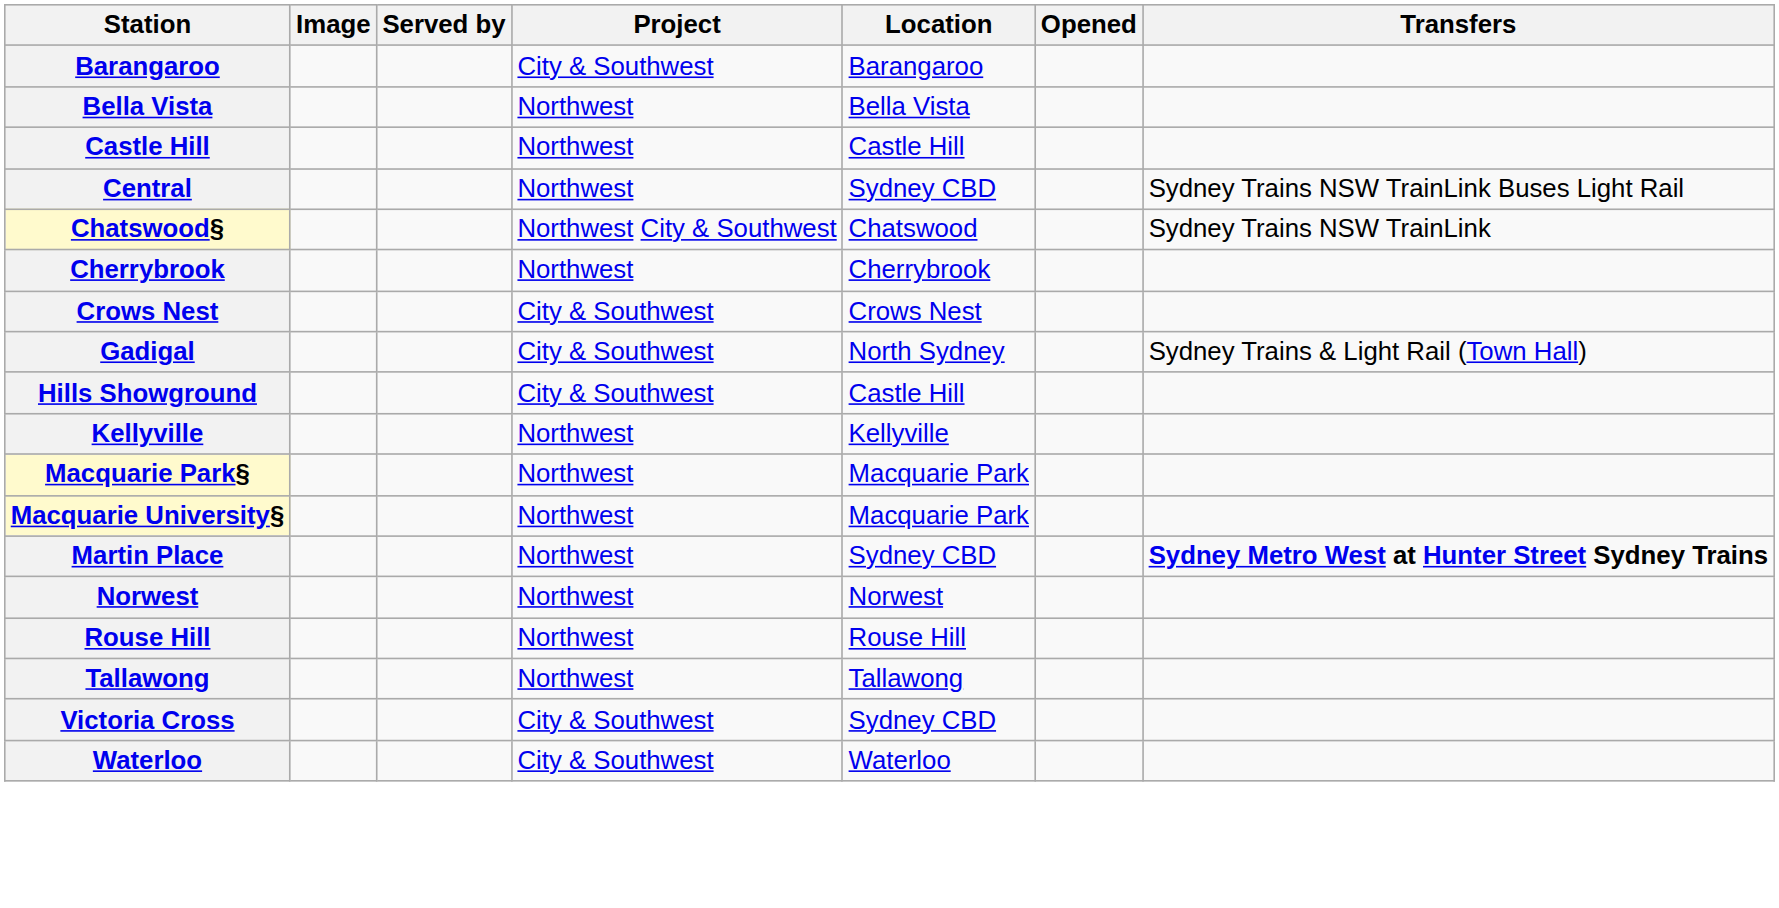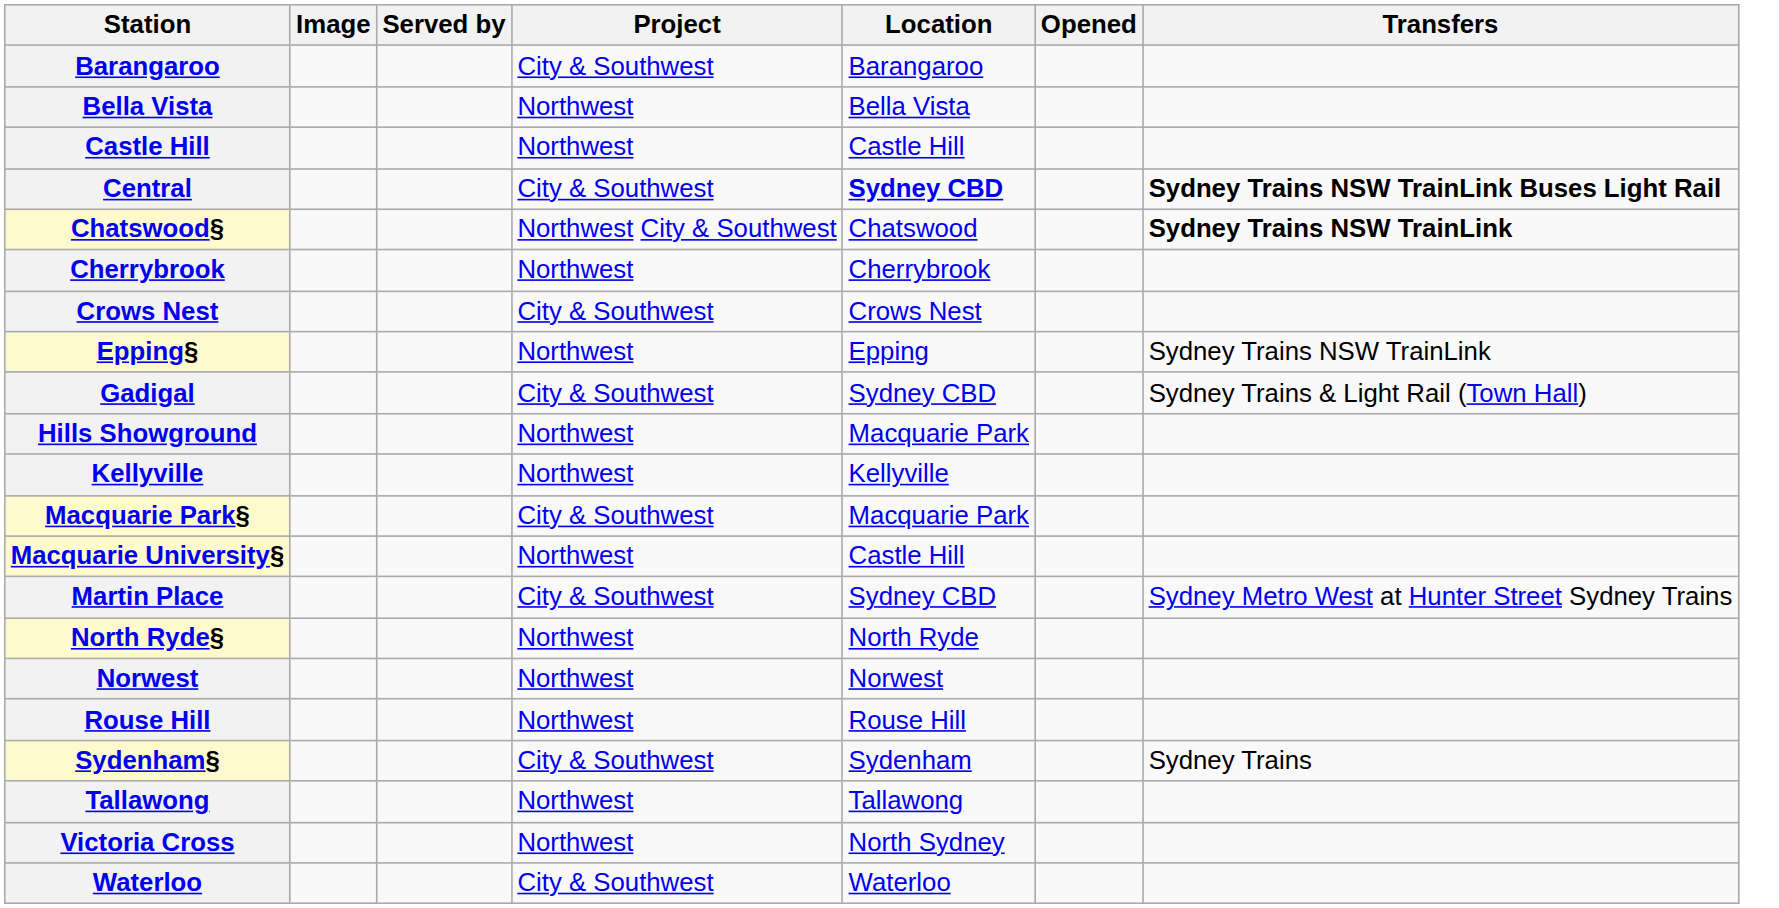(575, 188) Northwest -> (616, 188) City & Southwest
(922, 188) normal -> (926, 188) bold
(1416, 188) normal -> (1435, 188) bold
(1320, 229) normal -> (1330, 229) bold
+ row: (147, 351)
(927, 351) North Sydney -> (922, 392) Sydney CBD
(616, 392) City & Southwest -> (575, 433) Northwest
(907, 392) Castle Hill -> (939, 433) Macquarie Park
(575, 474) Northwest -> (616, 515) City & Southwest
(939, 515) Macquarie Park -> (907, 556) Castle Hill
(575, 556) Northwest -> (616, 596) City & Southwest
(1458, 556) bold -> (1440, 596) normal
+ row: (147, 637)
+ row: (147, 760)
(616, 719) City & Southwest -> (575, 842) Northwest
(922, 719) Sydney CBD -> (927, 842) North Sydney
